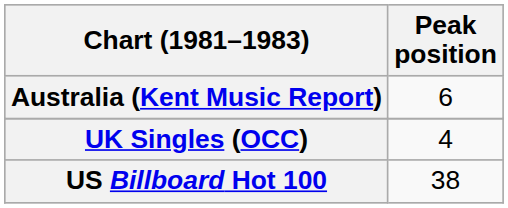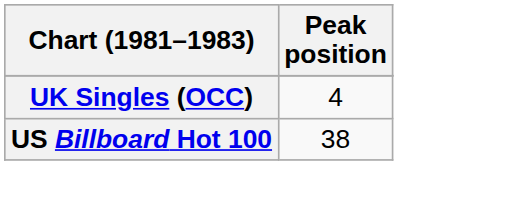- row: (196, 97)
